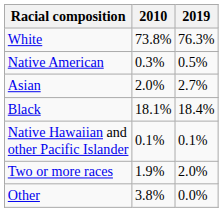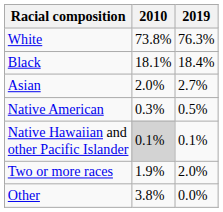rows swapped: (24, 109) <-> (56, 63)
(150, 141) no background -> (150, 141) lightgrey background
